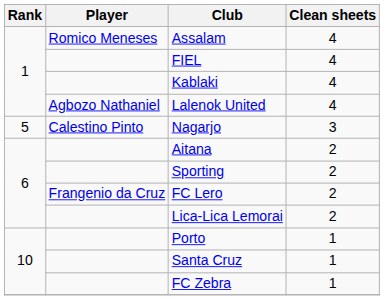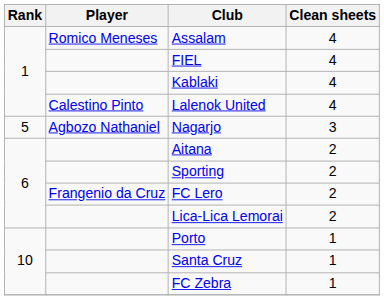(104, 104) Agbozo Nathaniel -> (96, 104) Calestino Pinto
(96, 127) Calestino Pinto -> (104, 127) Agbozo Nathaniel
